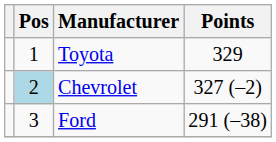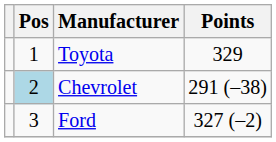(228, 87) 327 (–2) -> (228, 87) 291 (–38)
(228, 120) 291 (–38) -> (228, 120) 327 (–2)
